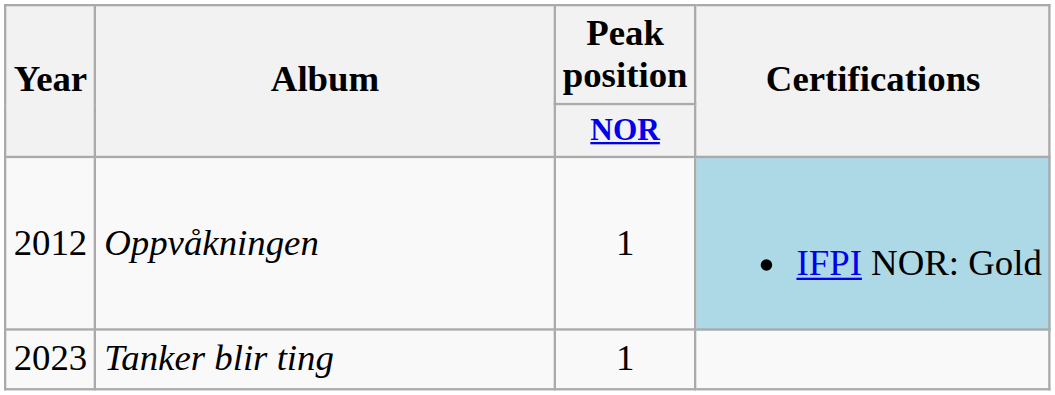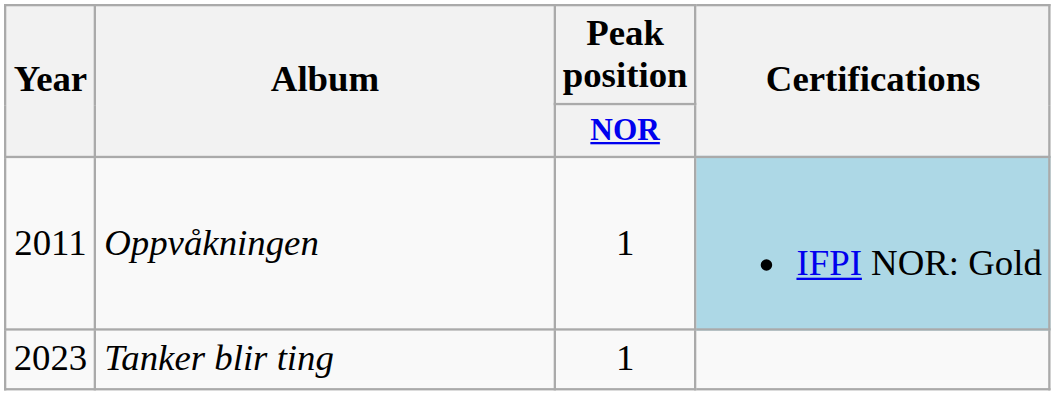(50, 242) 2012 -> (50, 242) 2011
